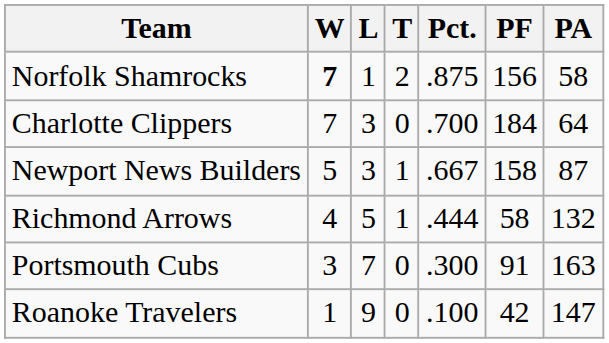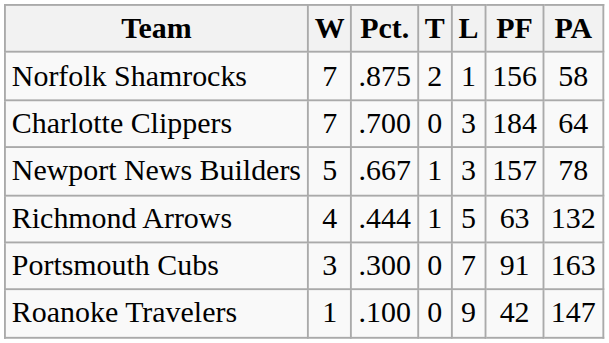columns swapped: (368, 28) <-> (452, 28)
(330, 75) bold -> (330, 75) normal
(515, 170) 158 -> (515, 170) 157
(573, 170) 87 -> (573, 170) 78
(515, 218) 58 -> (515, 218) 63
